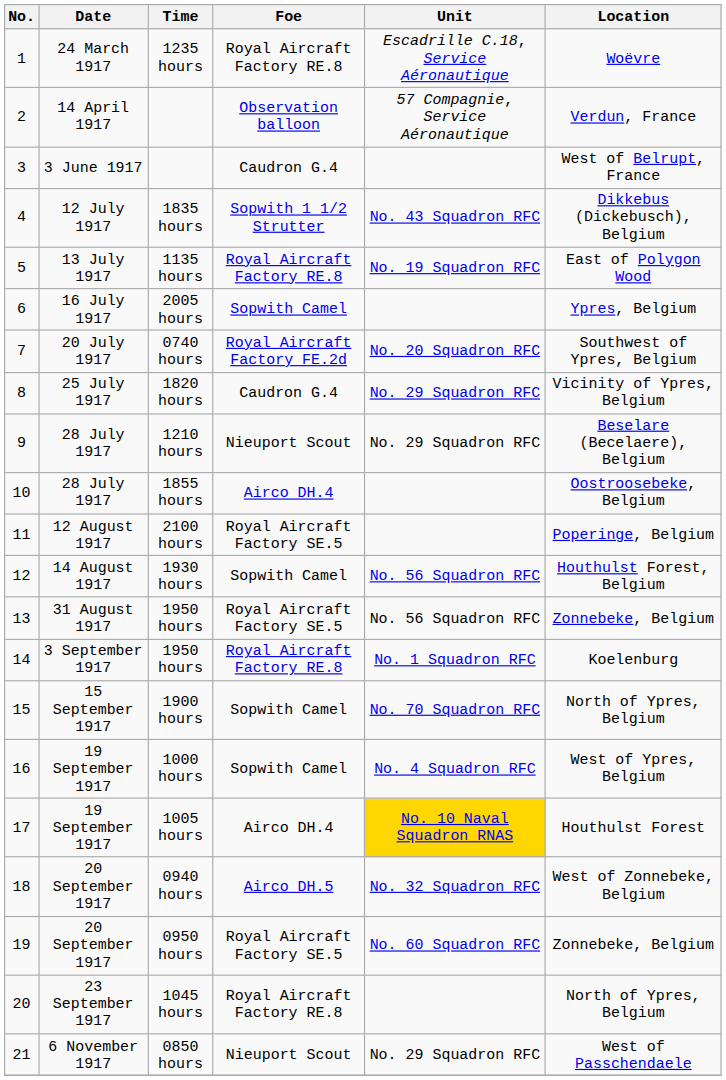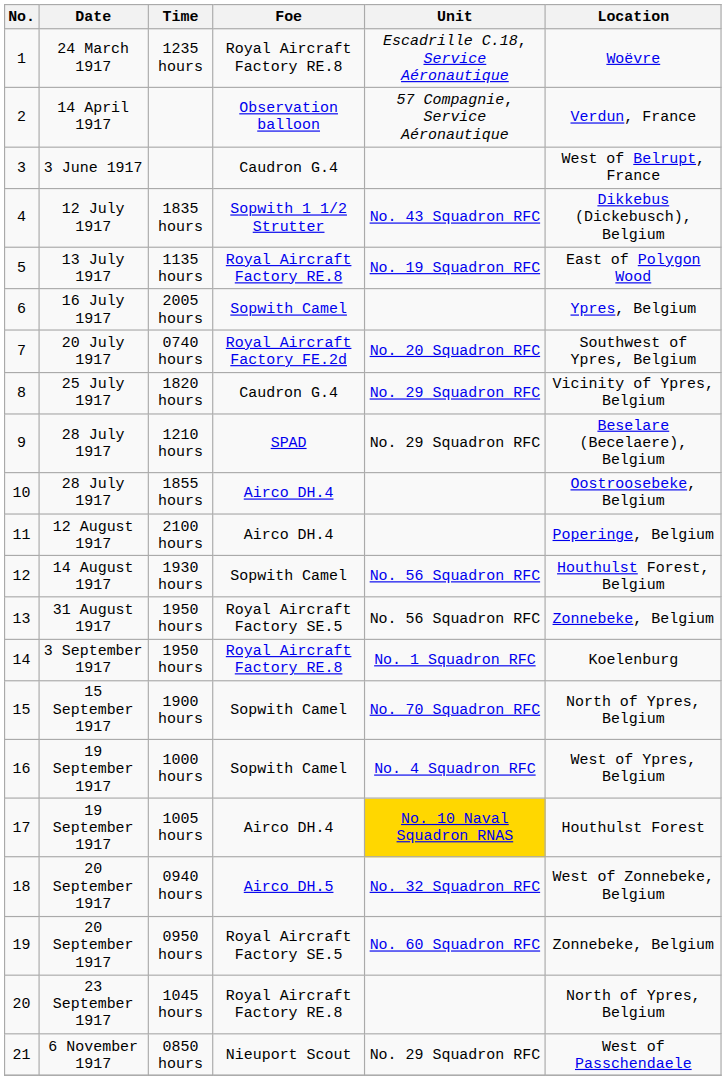(289, 443) Nieuport Scout -> (289, 443) SPAD
(289, 535) Royal Aircraft Factory SE.5 -> (289, 535) Airco DH.4
